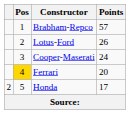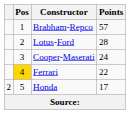(103, 42) 26 -> (103, 42) 28
(103, 72) 20 -> (103, 72) 22
